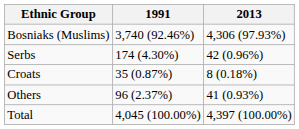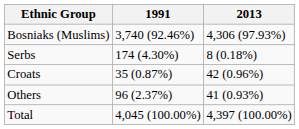(235, 54) 42 (0.96%) -> (232, 54) 8 (0.18%)
(232, 74) 8 (0.18%) -> (235, 74) 42 (0.96%)
